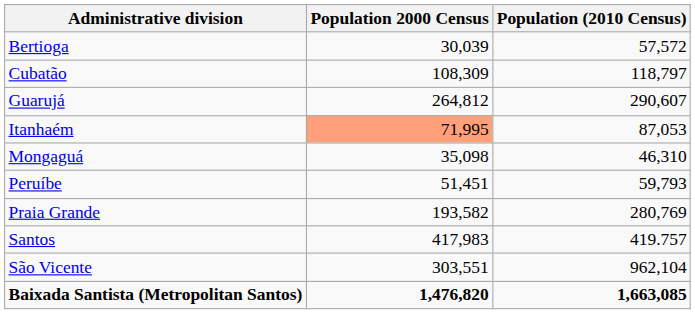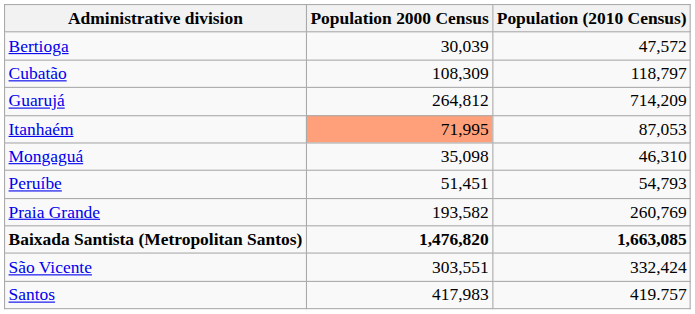(663, 45) 57,572 -> (663, 45) 47,572
(658, 101) 290,607 -> (658, 101) 714,209
(663, 184) 59,793 -> (663, 184) 54,793
(658, 211) 280,769 -> (658, 211) 260,769
rows swapped: (32, 239) <-> (155, 294)
(658, 267) 962,104 -> (658, 267) 332,424
